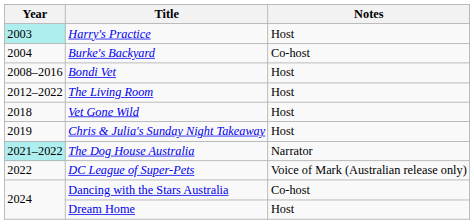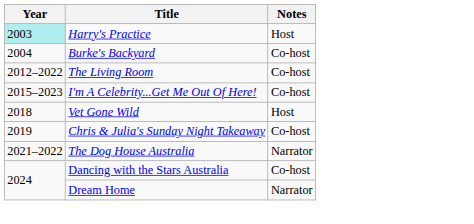- row: (92, 72)
(283, 92) Host -> (290, 72) Co-host
+ row: (162, 92)
(283, 131) Host -> (290, 131) Co-host
(35, 151) paleturquoise background -> (35, 151) no background
- row: (131, 170)
(283, 209) Host -> (292, 190) Narrator
